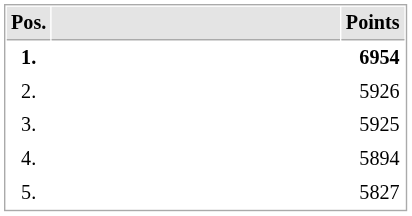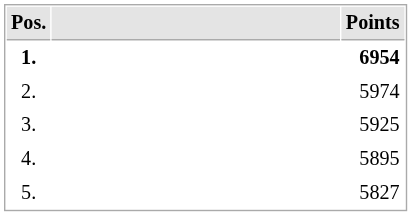(379, 91) 5926 -> (379, 91) 5974
(379, 158) 5894 -> (379, 158) 5895
